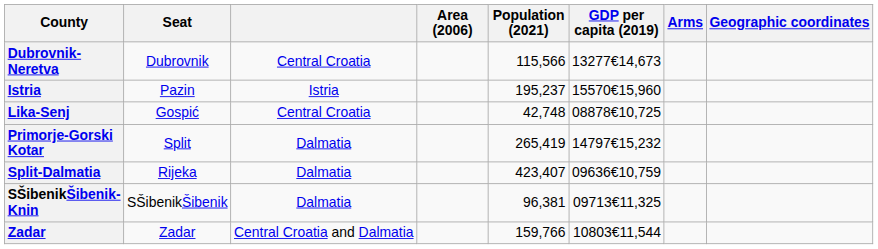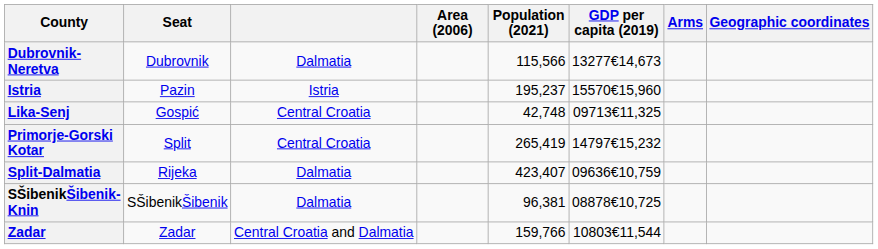(324, 61) Central Croatia -> (324, 61) Dalmatia
(617, 113) 08878€10,725 -> (617, 113) 09713€11,325
(324, 142) Dalmatia -> (324, 142) Central Croatia
(617, 202) 09713€11,325 -> (617, 202) 08878€10,725
